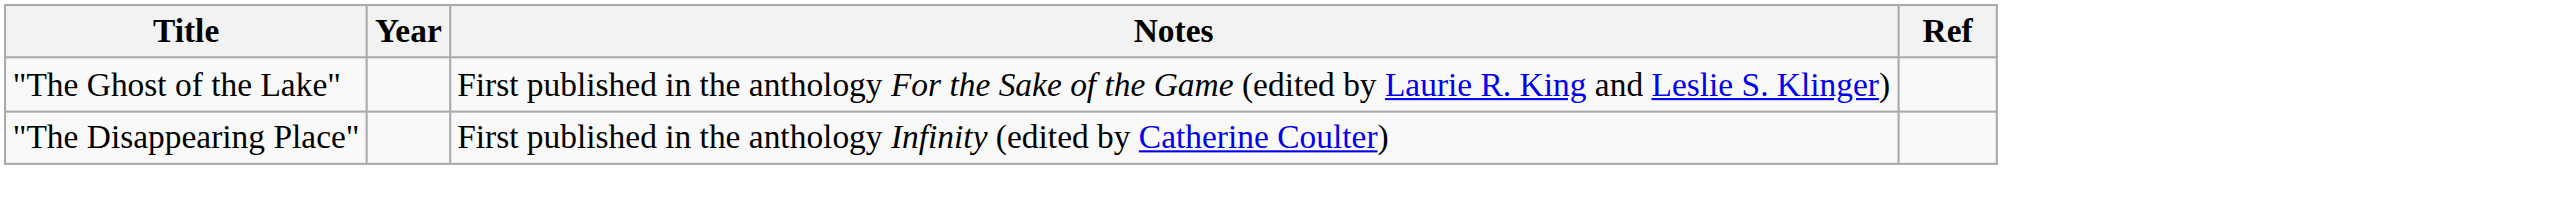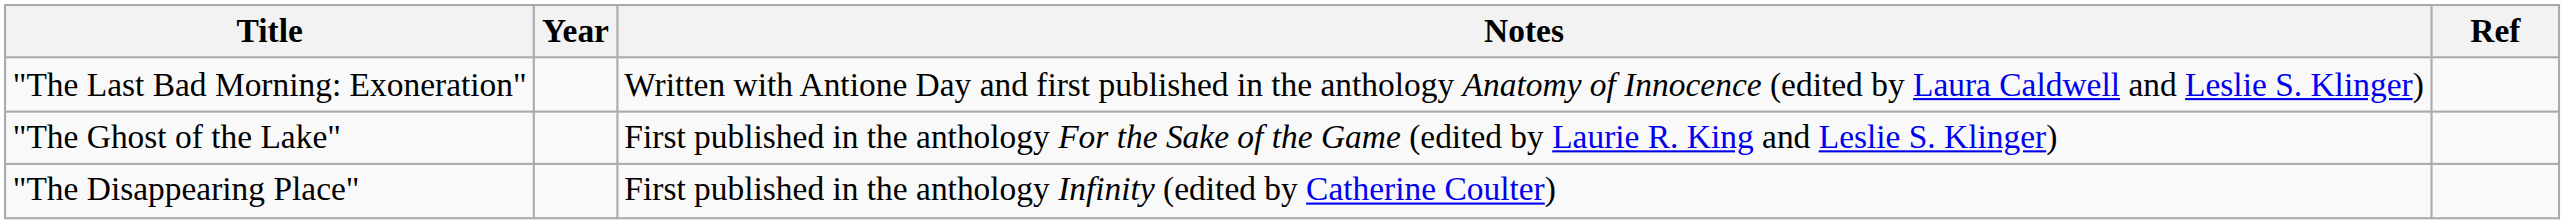+ row: (270, 84)
